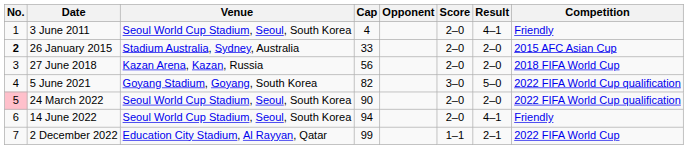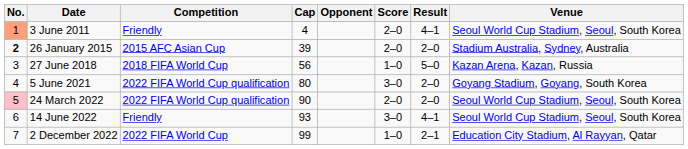columns swapped: (237, 13) <-> (598, 13)
(16, 30) no background -> (16, 30) lightsalmon background
(367, 48) 33 -> (305, 48) 39
(455, 65) 2–0 -> (393, 65) 1–0
(492, 65) 2–0 -> (430, 65) 5–0
(367, 83) 82 -> (305, 83) 80
(492, 83) 5–0 -> (430, 83) 2–0
(367, 118) 94 -> (305, 118) 93
(455, 118) 2–0 -> (393, 118) 3–0
(455, 135) 1–1 -> (393, 135) 1–0
